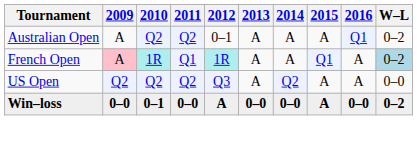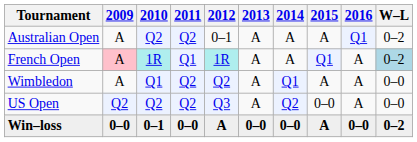+ row: (40, 81)
(324, 81) A -> (324, 103) 0–0
